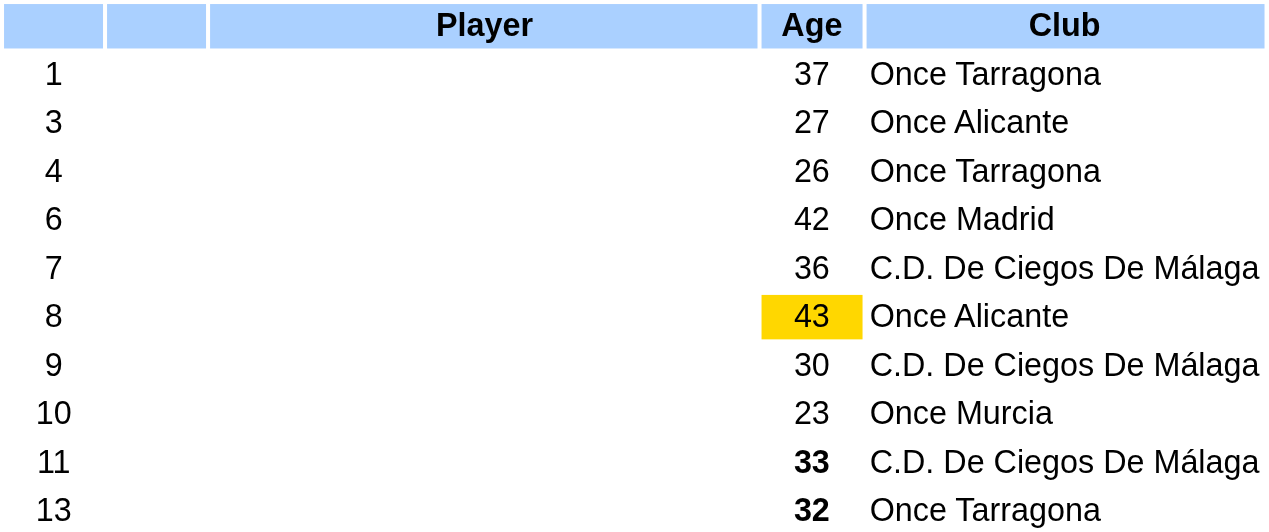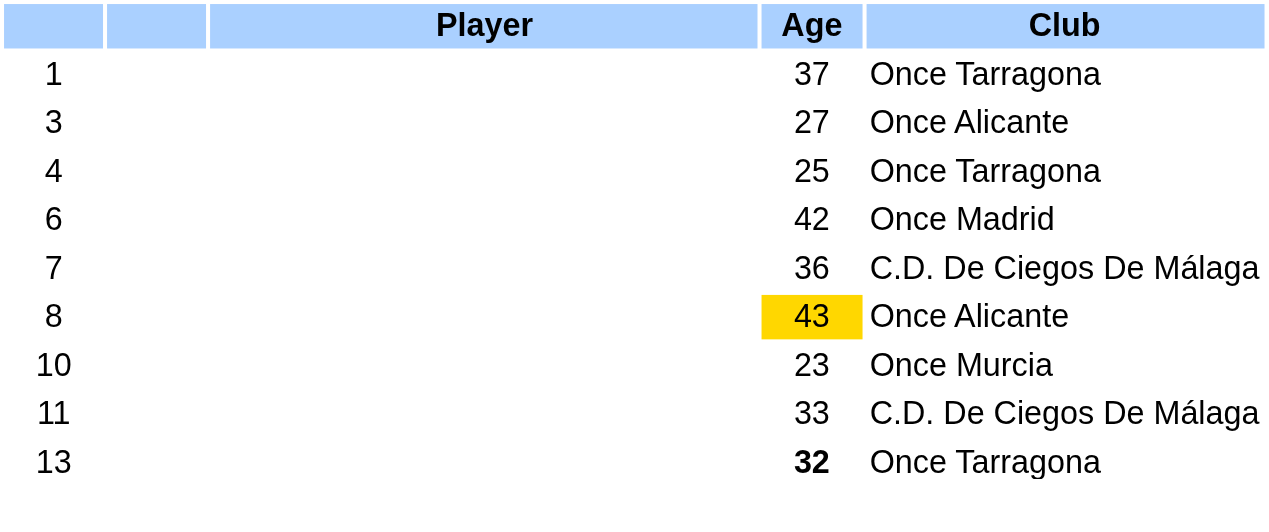(812, 171) 26 -> (812, 171) 25
- row: (54, 365)
(812, 462) bold -> (812, 413) normal
